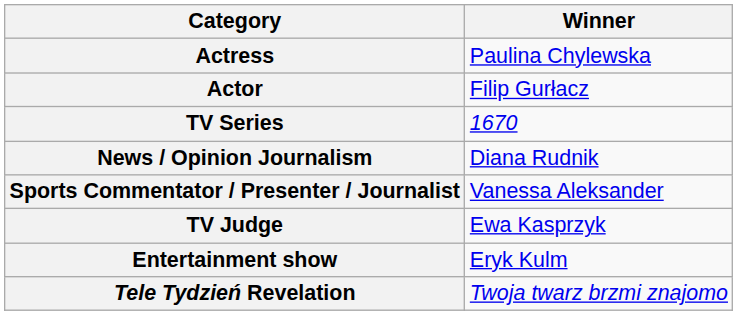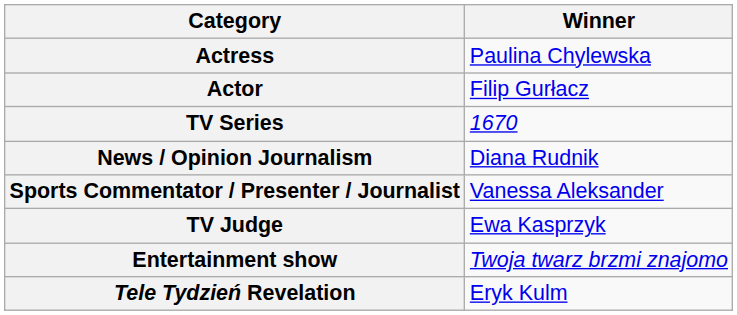(519, 259) Eryk Kulm -> (599, 259) Twoja twarz brzmi znajomo
(599, 293) Twoja twarz brzmi znajomo -> (519, 293) Eryk Kulm
